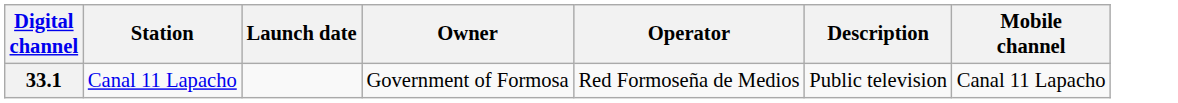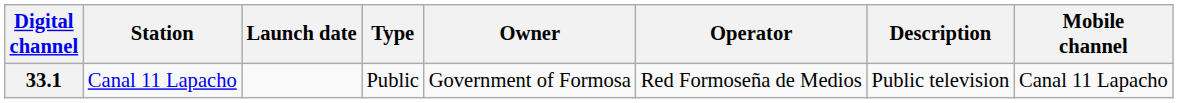+ column: (393, 34)
